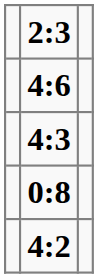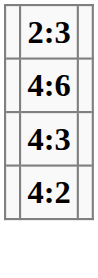- row: (49, 191)
